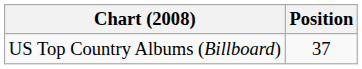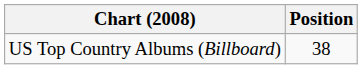(321, 48) 37 -> (321, 48) 38
